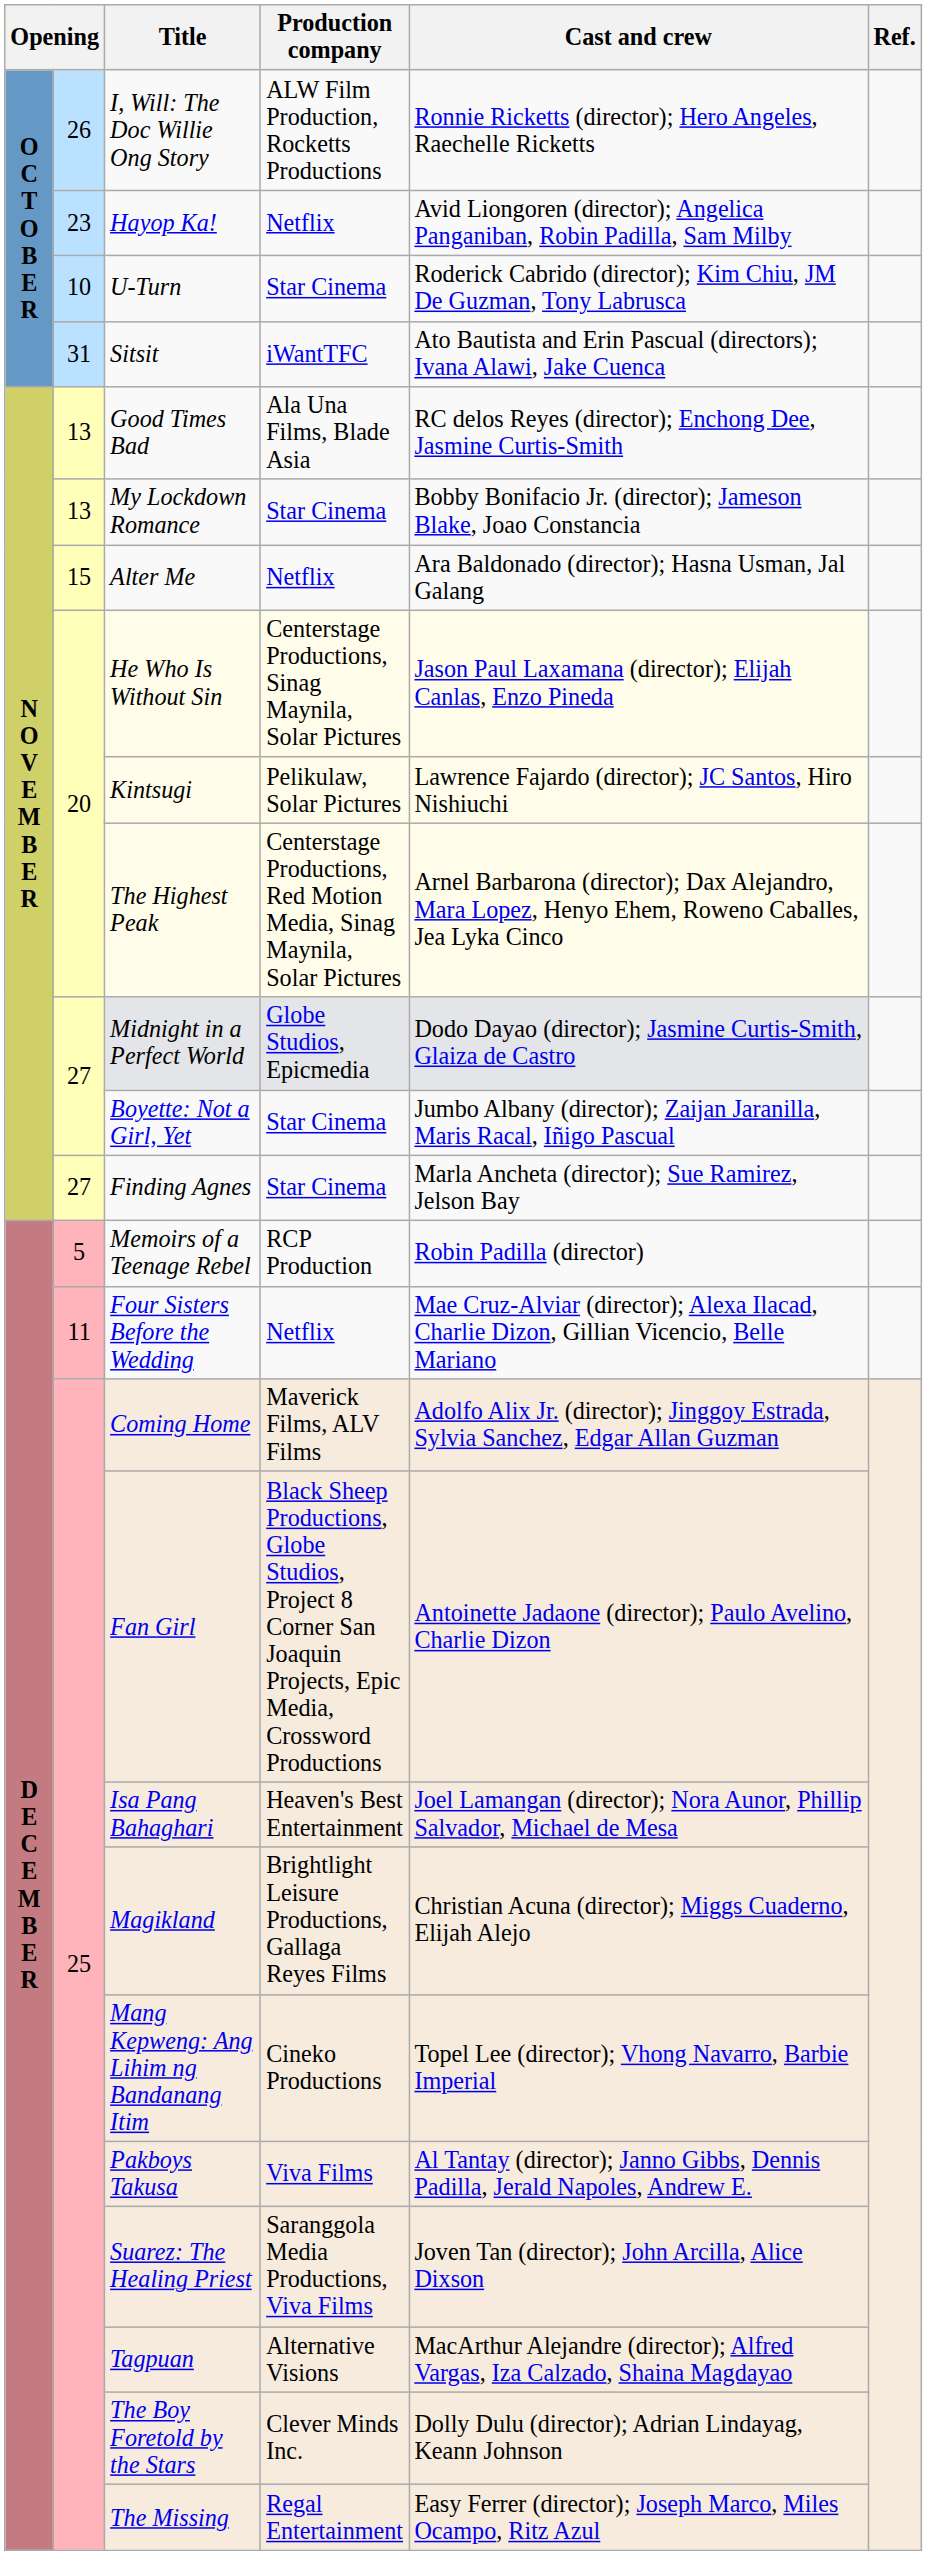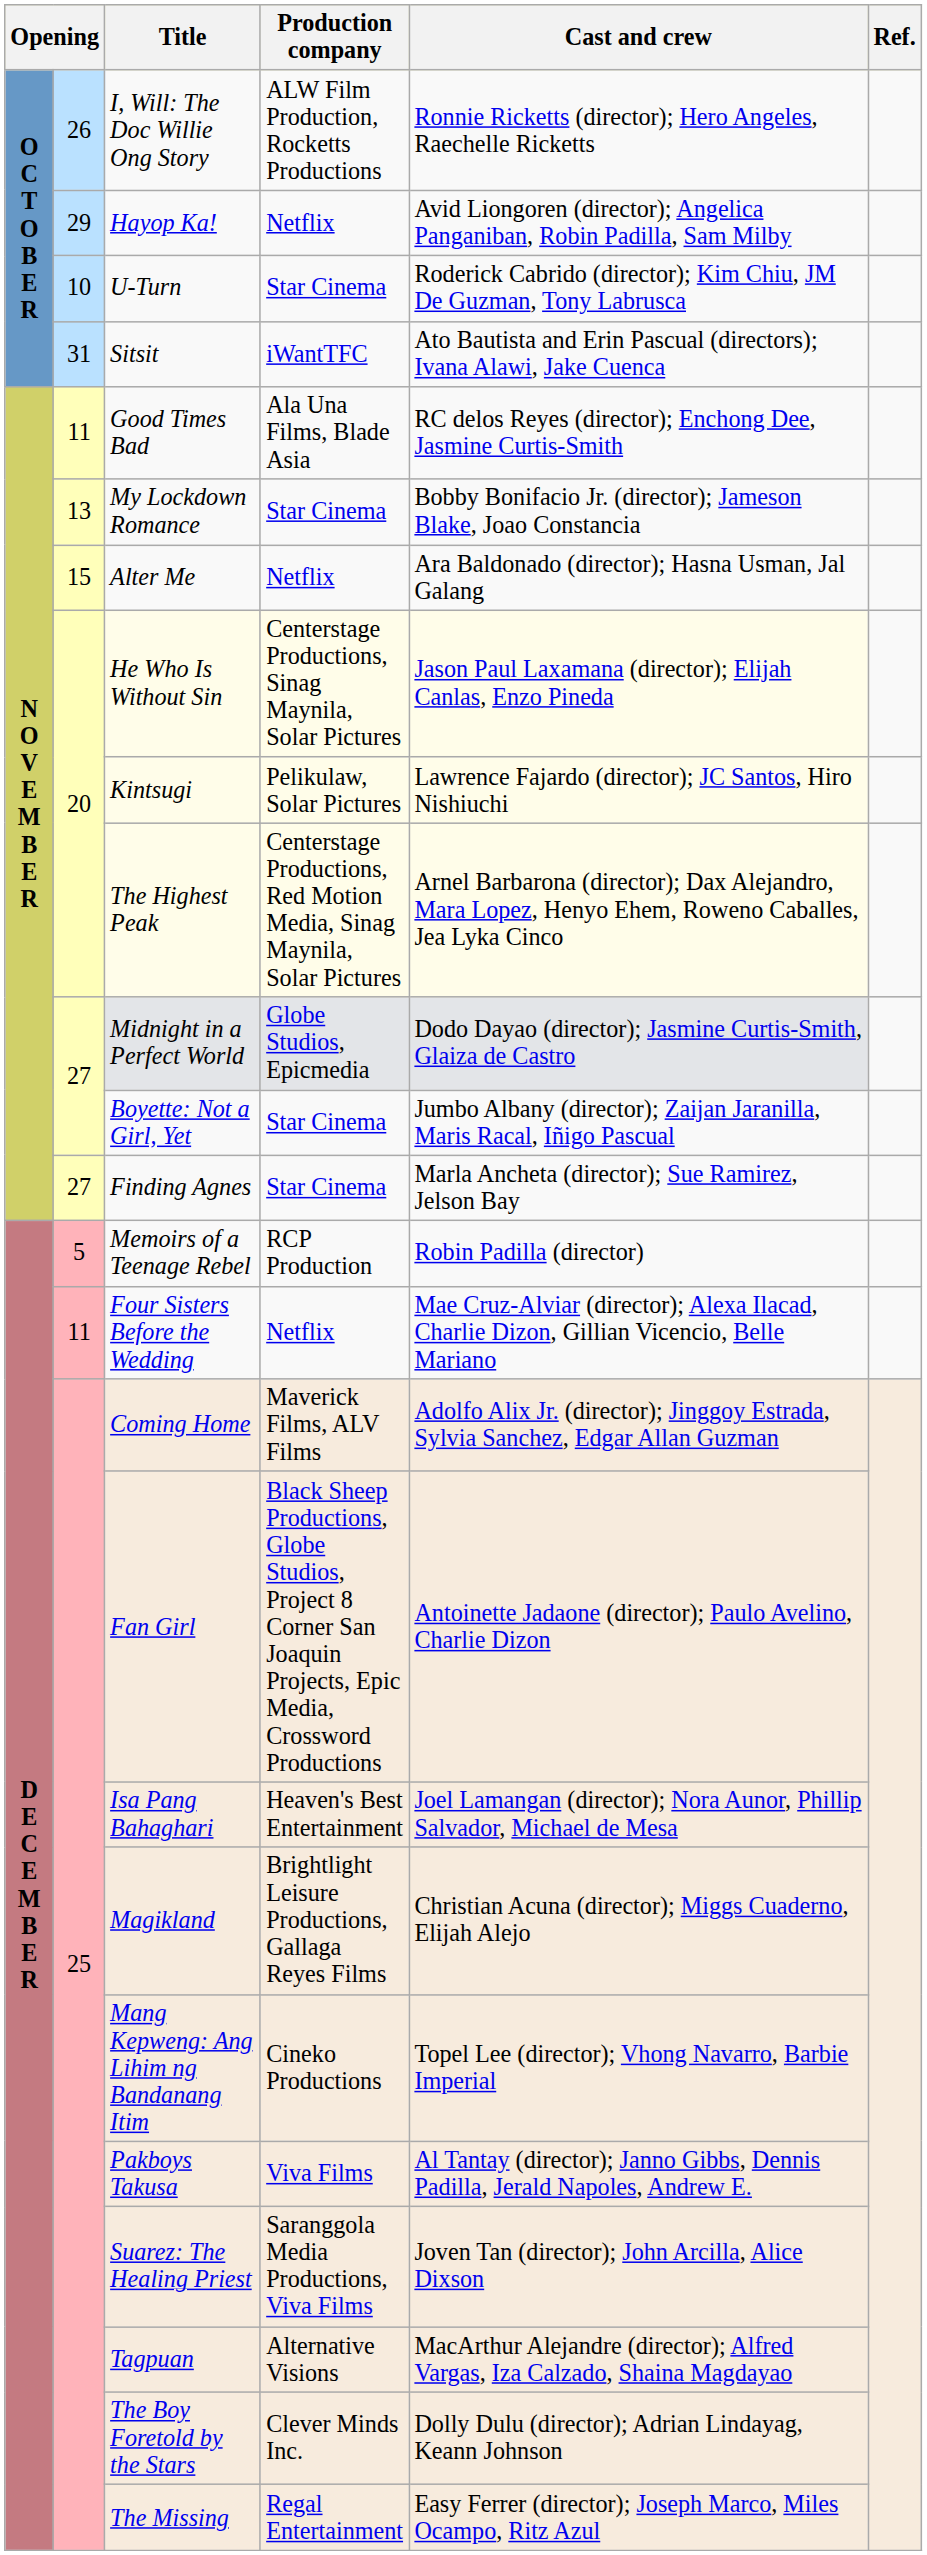(79, 222) 23 -> (79, 222) 29
(79, 432) 13 -> (79, 432) 11
